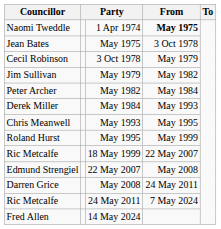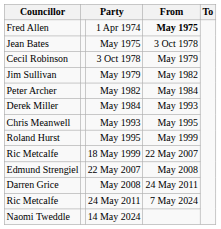(38, 28) Naomi Tweddle -> (28, 28) Fred Allen
(28, 216) Fred Allen -> (38, 216) Naomi Tweddle
